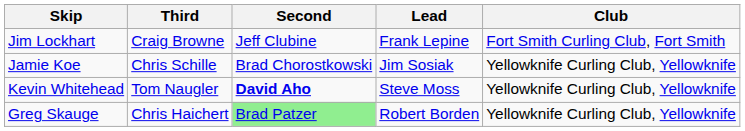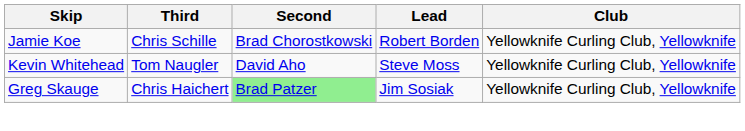- row: (52, 41)
(416, 65) Jim Sosiak -> (429, 41) Robert Borden
(273, 89) bold -> (271, 65) normal
(429, 114) Robert Borden -> (416, 89) Jim Sosiak
